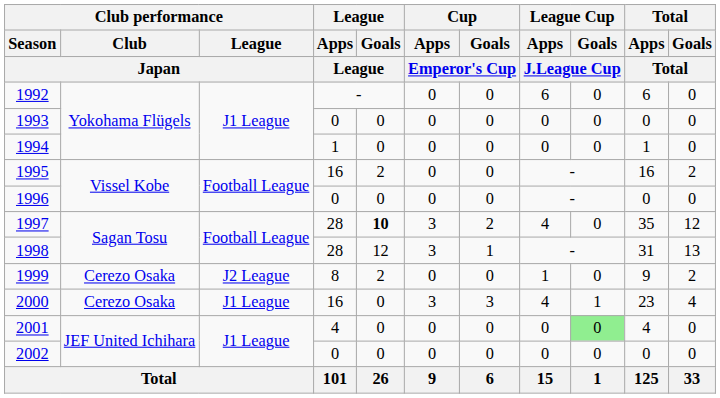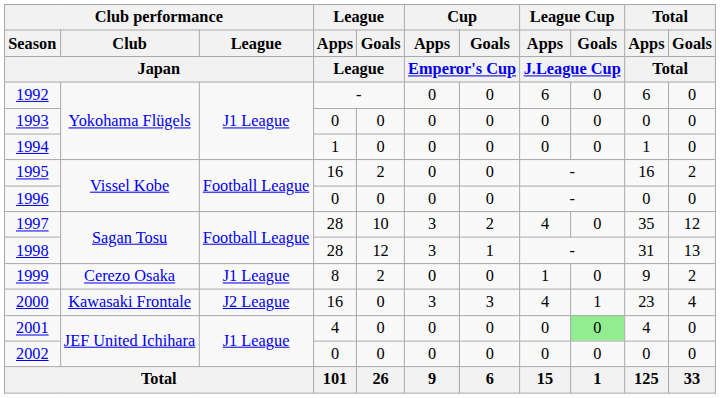(381, 224) bold -> (381, 224) normal
(256, 276) J2 League -> (256, 276) J1 League
(130, 302) Cerezo Osaka -> (130, 302) Kawasaki Frontale
(256, 302) J1 League -> (256, 302) J2 League
